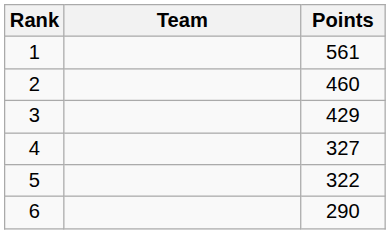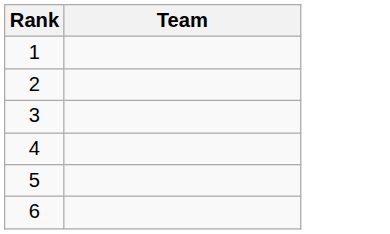- column: (343, 20)
